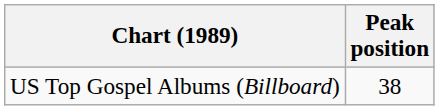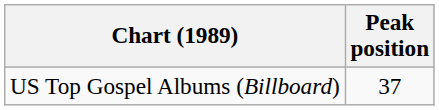(390, 85) 38 -> (390, 85) 37
